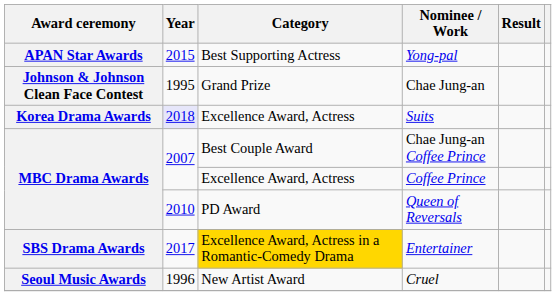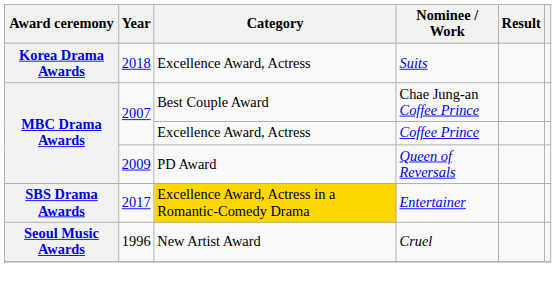- row: (432, 54)
- row: (445, 85)
(180, 116) lavender background -> (136, 63) no background
(180, 209) 2010 -> (136, 163) 2009
